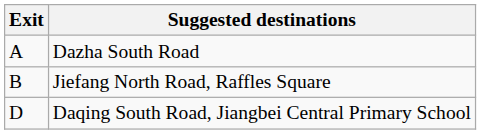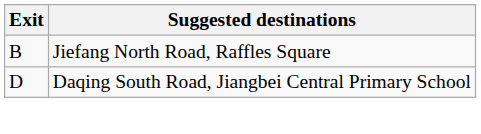- row: (126, 50)
